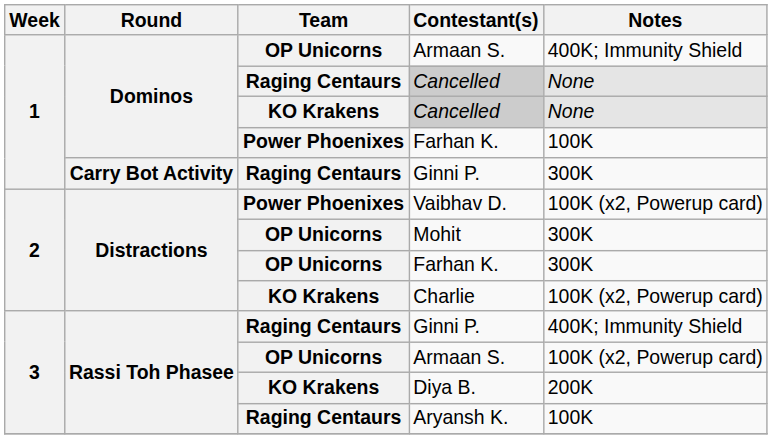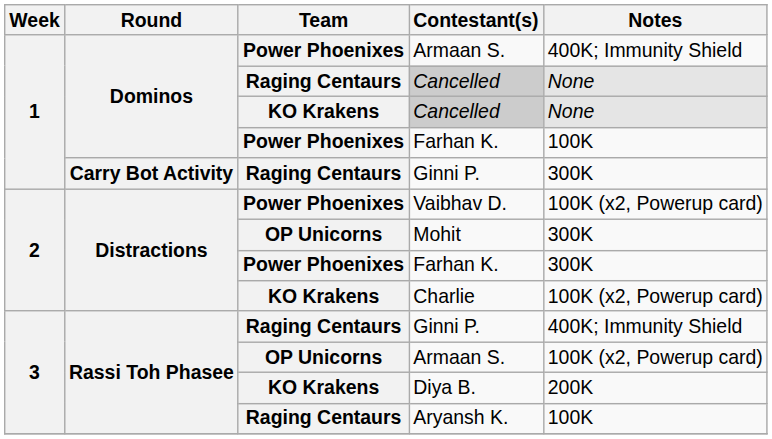(324, 50) OP Unicorns -> (324, 50) Power Phoenixes
(324, 265) OP Unicorns -> (324, 265) Power Phoenixes
